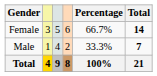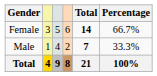columns swapped: (139, 13) <-> (99, 13)
